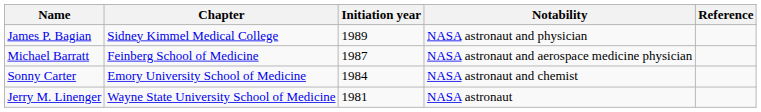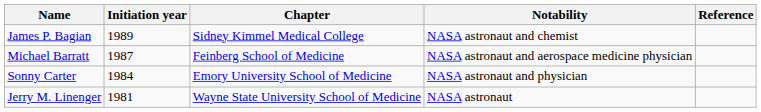columns swapped: (221, 14) <-> (381, 14)
(507, 35) NASA astronaut and physician -> (502, 35) NASA astronaut and chemist
(502, 76) NASA astronaut and chemist -> (507, 76) NASA astronaut and physician
